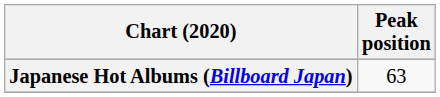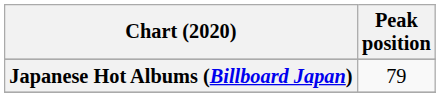(396, 75) 63 -> (396, 75) 79
